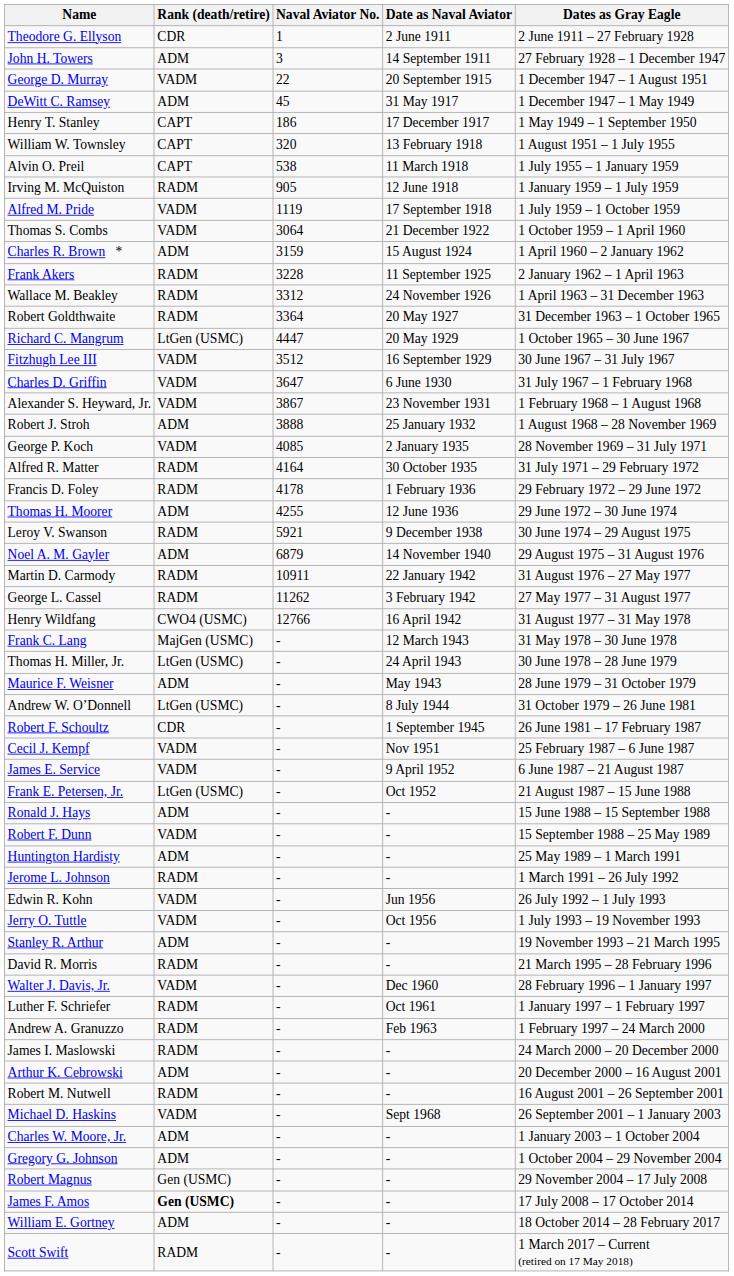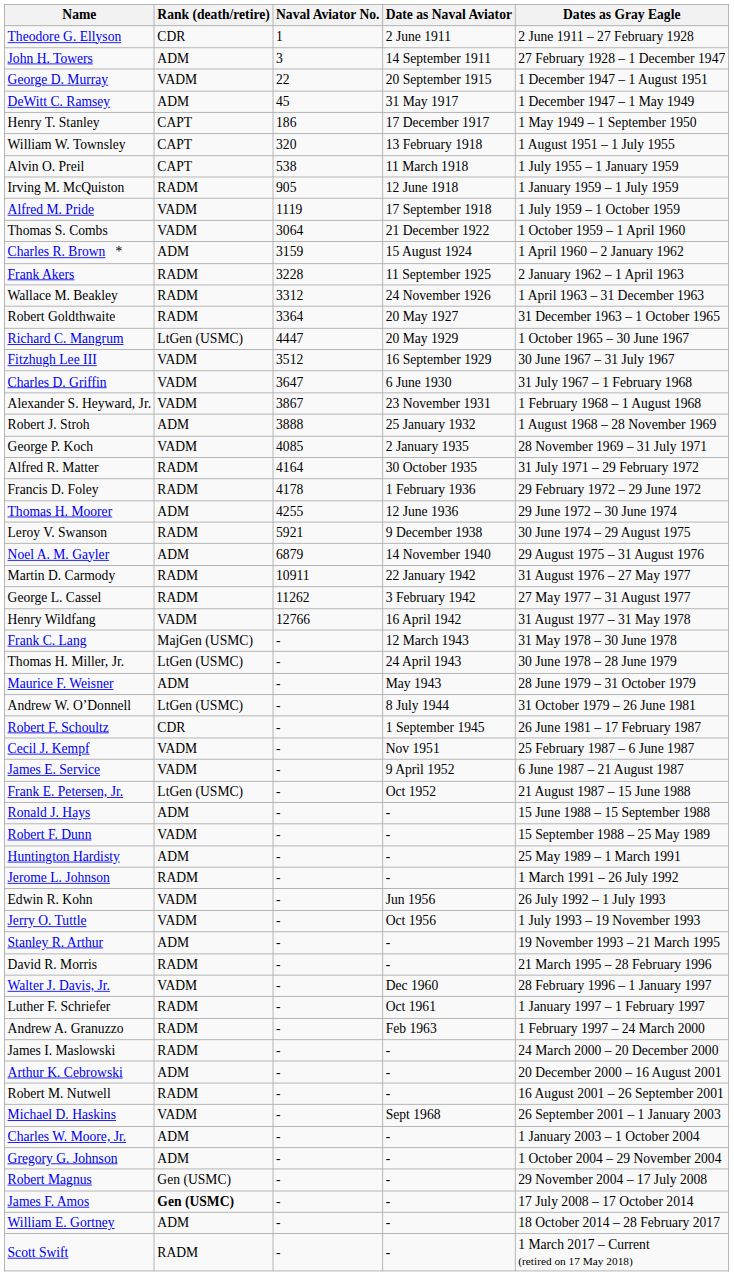(202, 619) CWO4 (USMC) -> (177, 619) VADM
